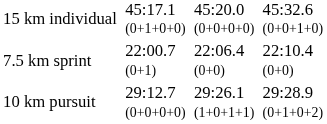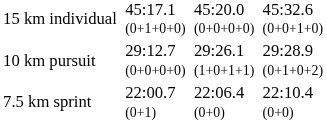rows swapped: (47, 60) <-> (49, 102)
